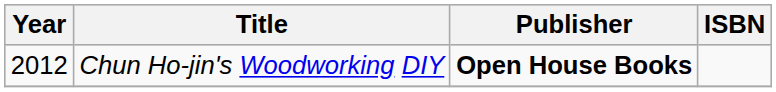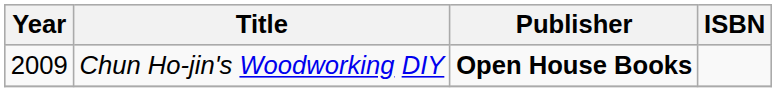(39, 65) 2012 -> (39, 65) 2009
